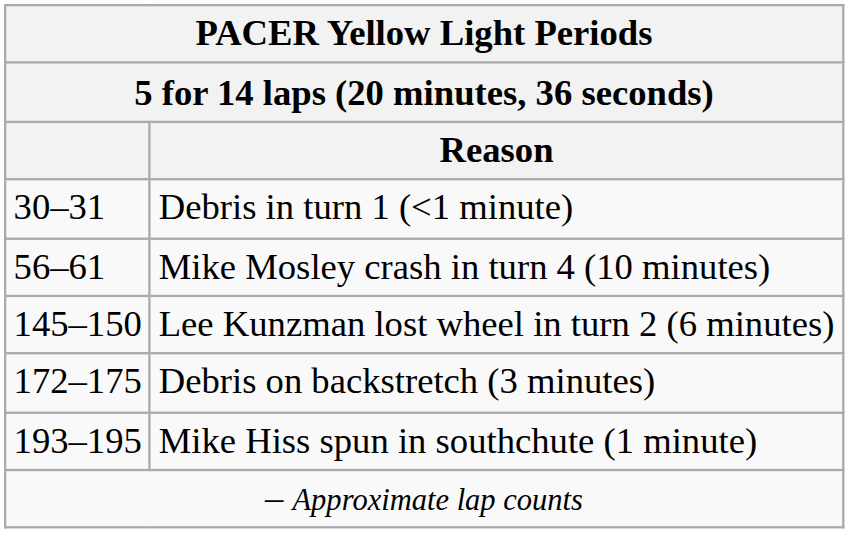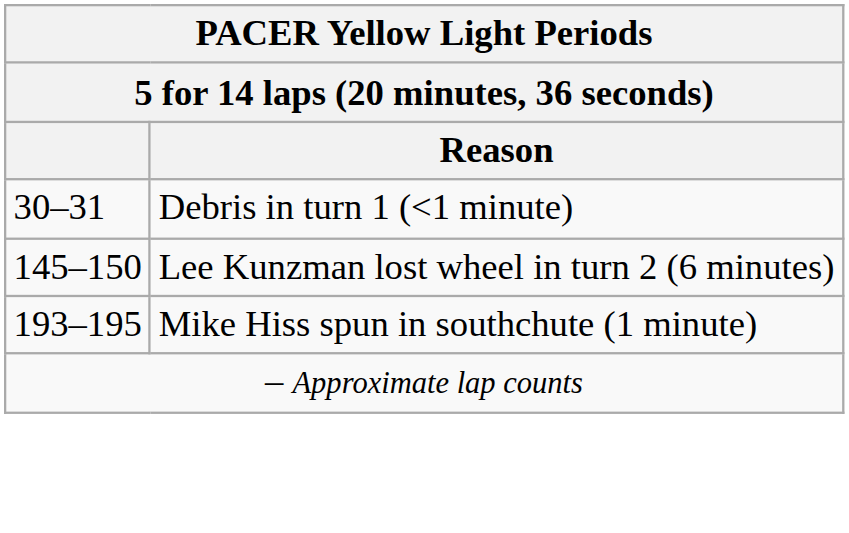- row: (465, 265)
- row: (407, 382)
